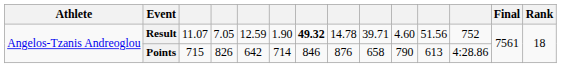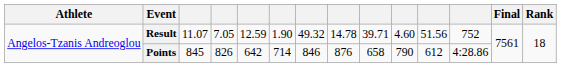(311, 34) bold -> (311, 34) normal
(195, 53) 715 -> (195, 53) 845
(434, 53) 613 -> (434, 53) 612
